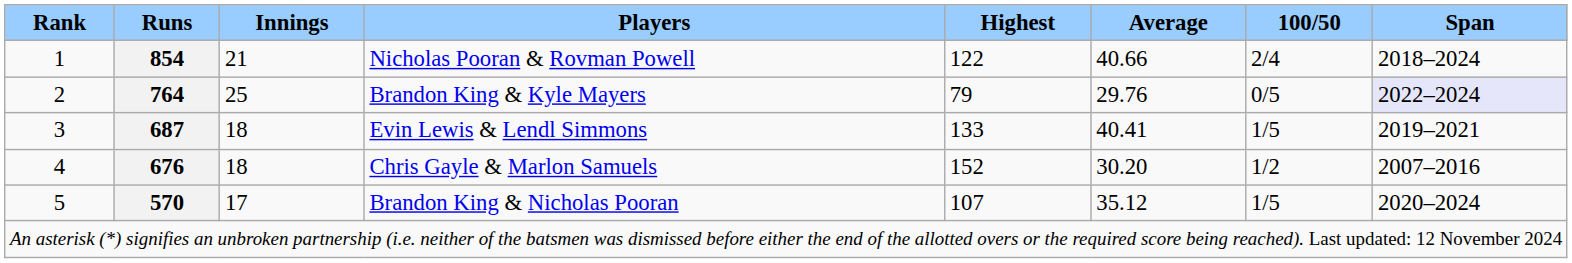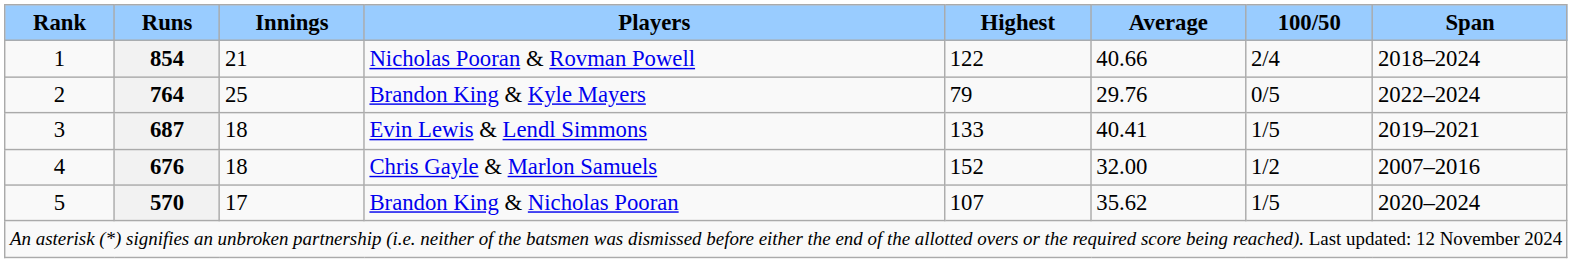(1429, 94) lavender background -> (1429, 94) no background
(1122, 166) 30.20 -> (1122, 166) 32.00
(1122, 202) 35.12 -> (1122, 202) 35.62
